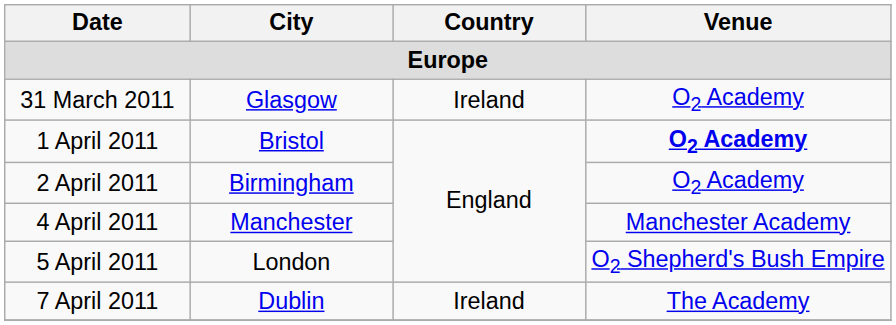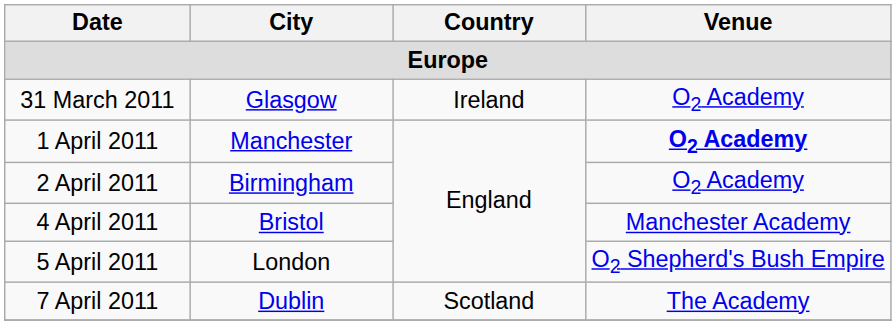(291, 141) Bristol -> (291, 141) Manchester
(291, 222) Manchester -> (291, 222) Bristol
(489, 300) Ireland -> (489, 300) Scotland
